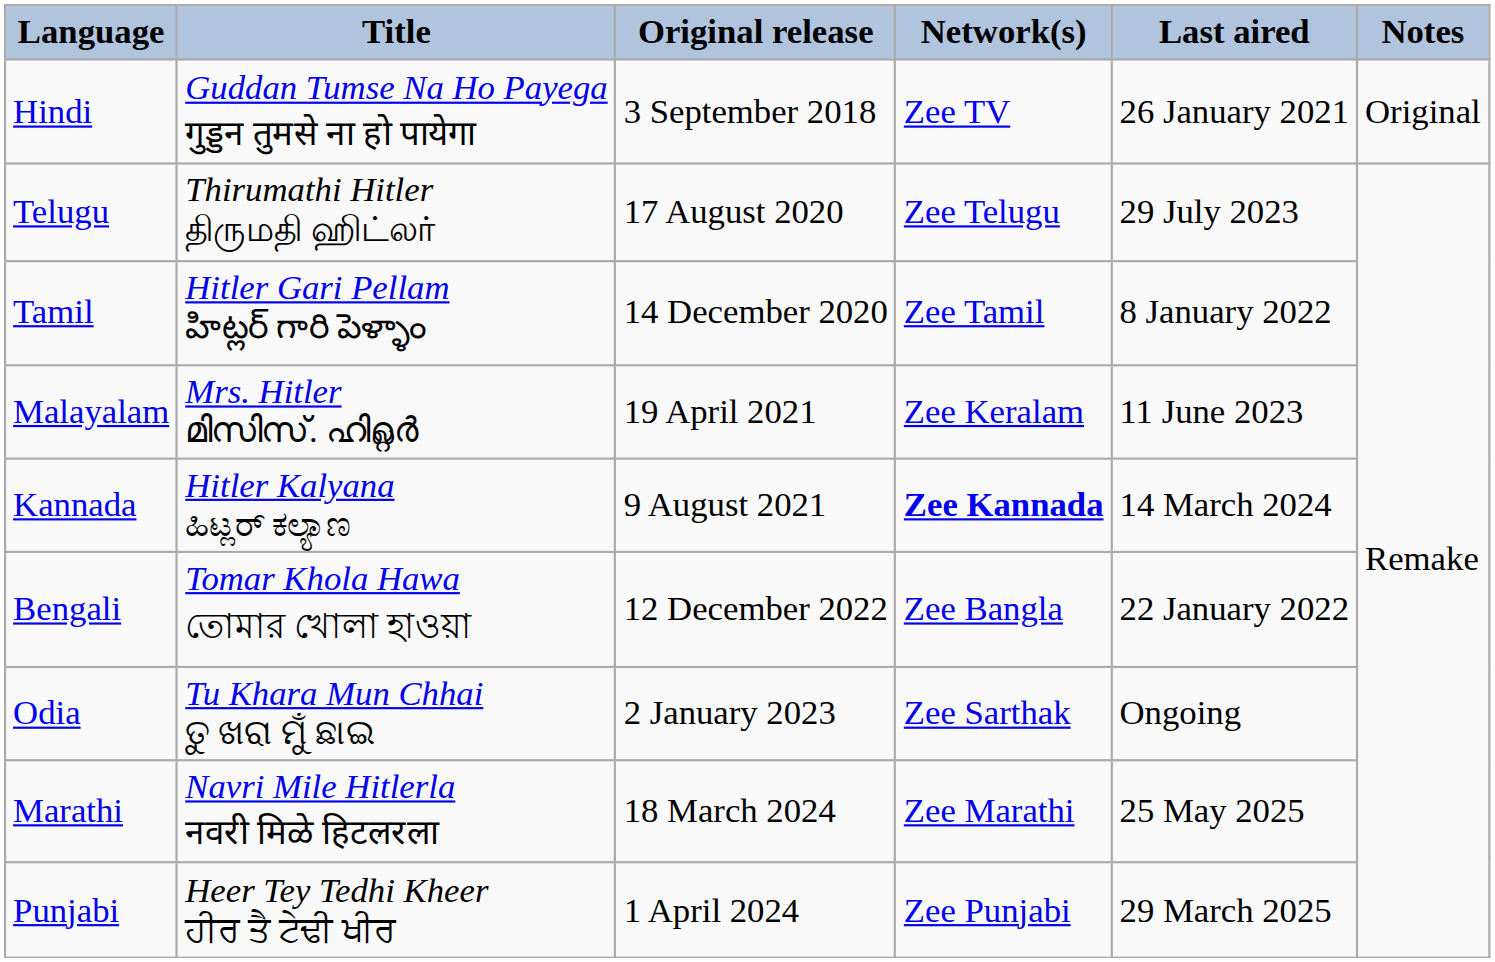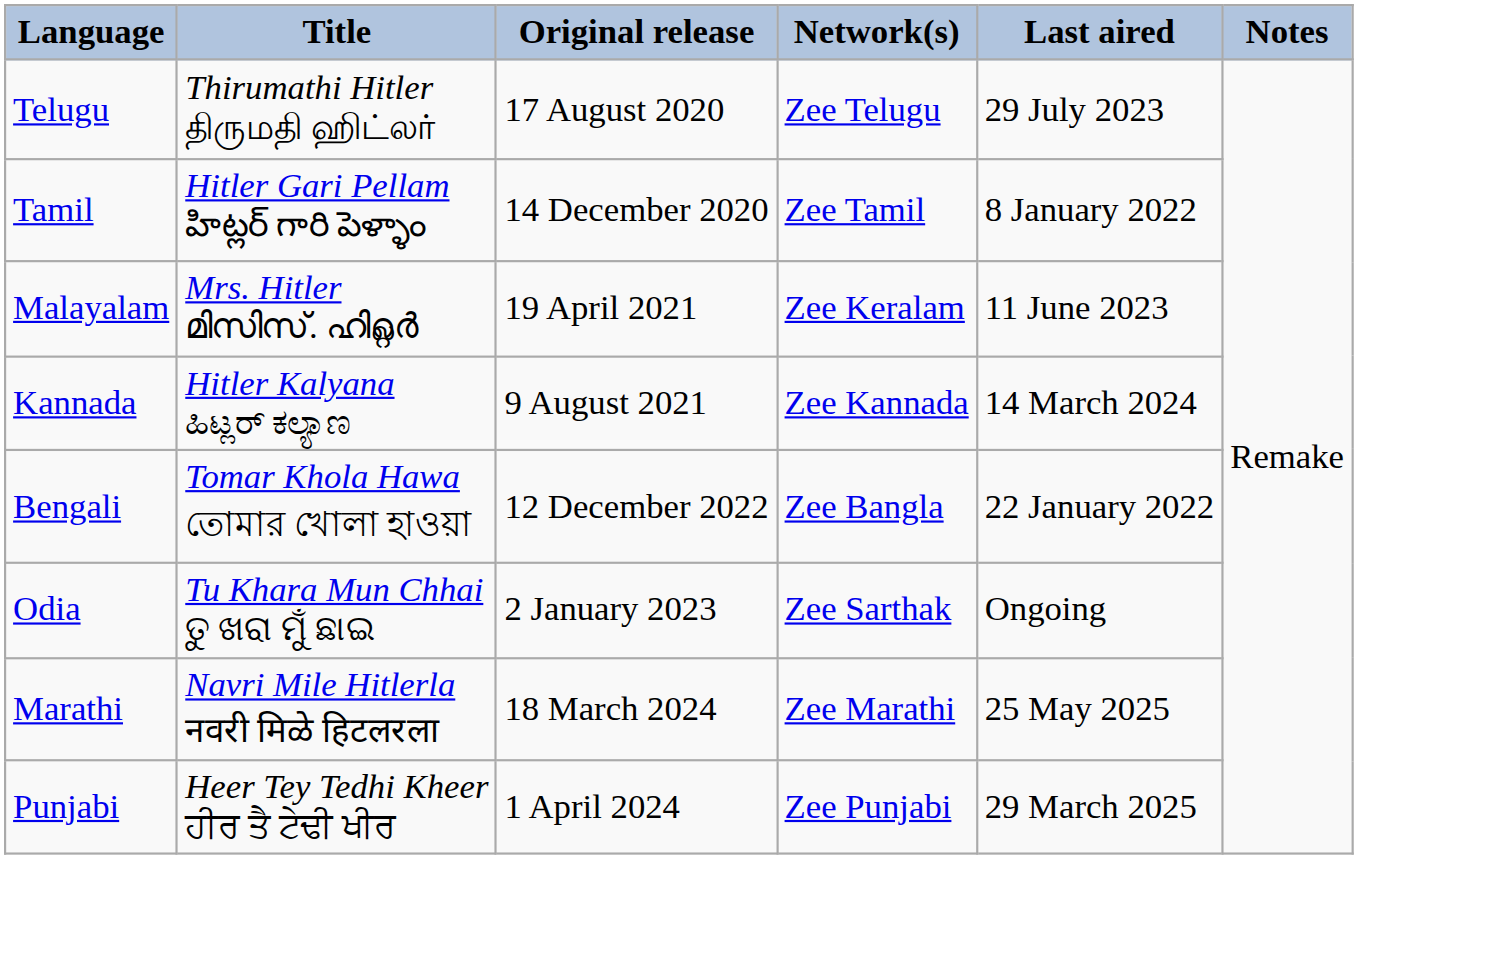- row: (53, 110)
(1004, 504) bold -> (877, 402) normal
